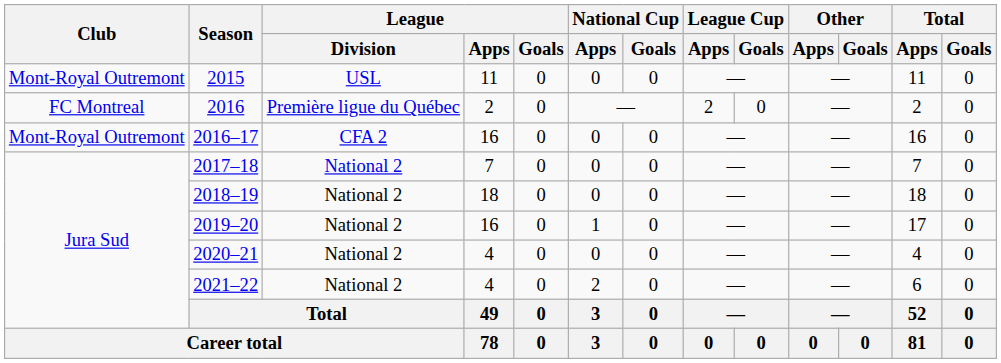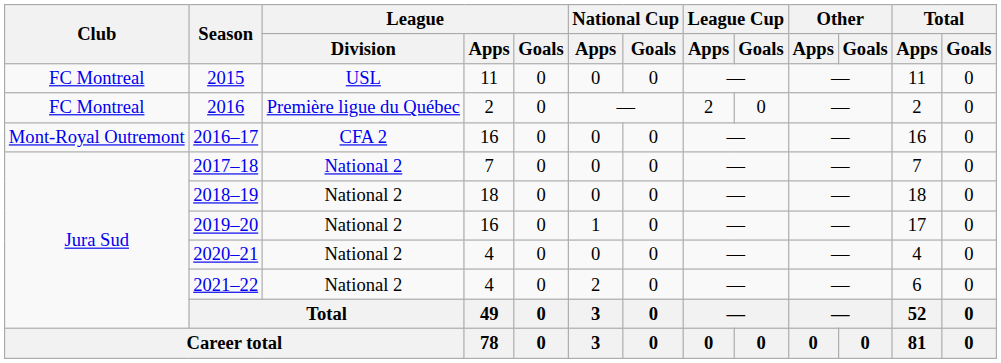(97, 78) Mont-Royal Outremont -> (97, 78) FC Montreal
